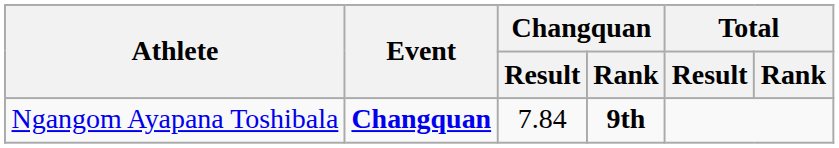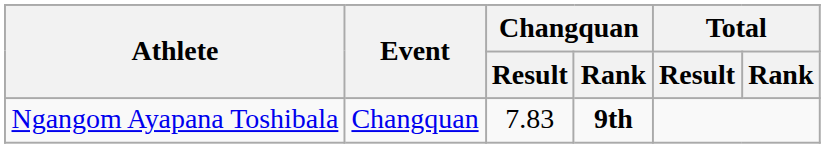(421, 120) bold -> (415, 120) normal
(542, 120) 7.84 -> (530, 120) 7.83
